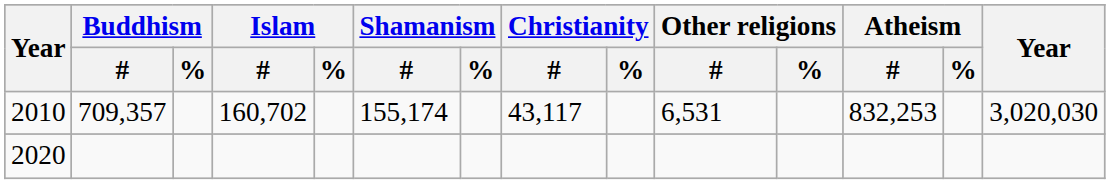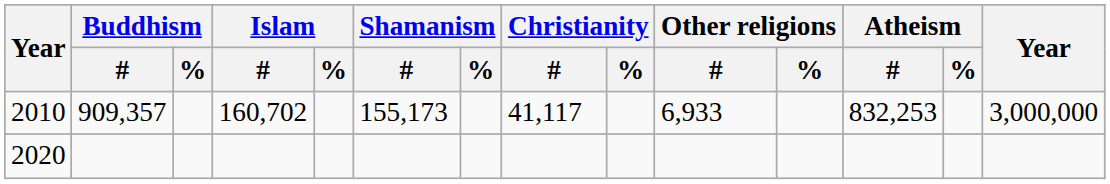(122, 112) 709,357 -> (122, 112) 909,357
(404, 112) 155,174 -> (404, 112) 155,173
(545, 112) 43,117 -> (545, 112) 41,117
(692, 112) 6,531 -> (692, 112) 6,933
(1044, 112) 3,020,030 -> (1044, 112) 3,000,000
